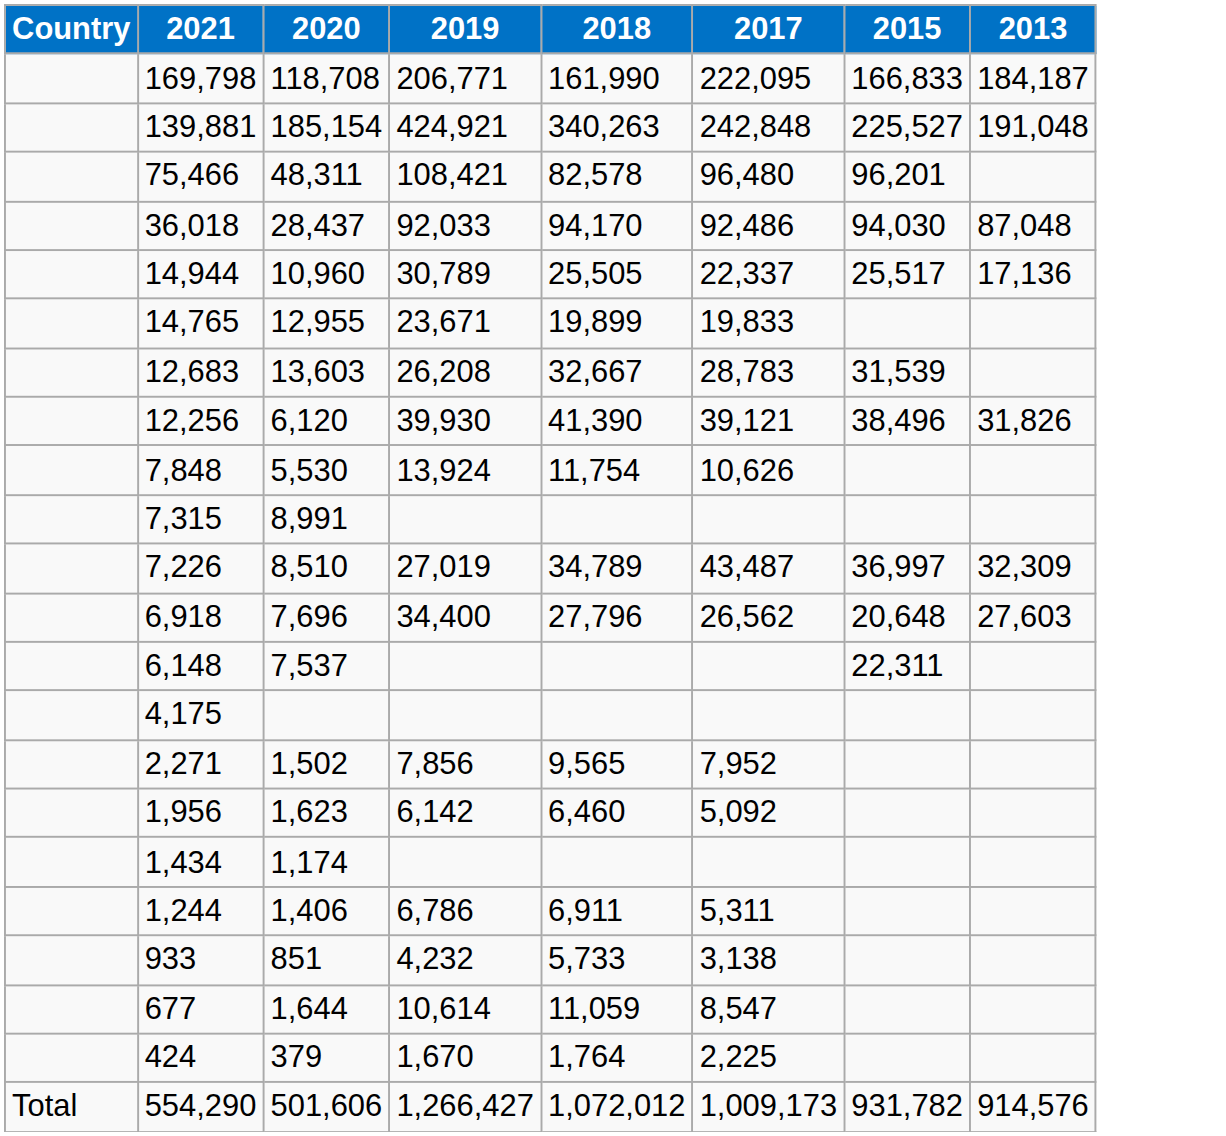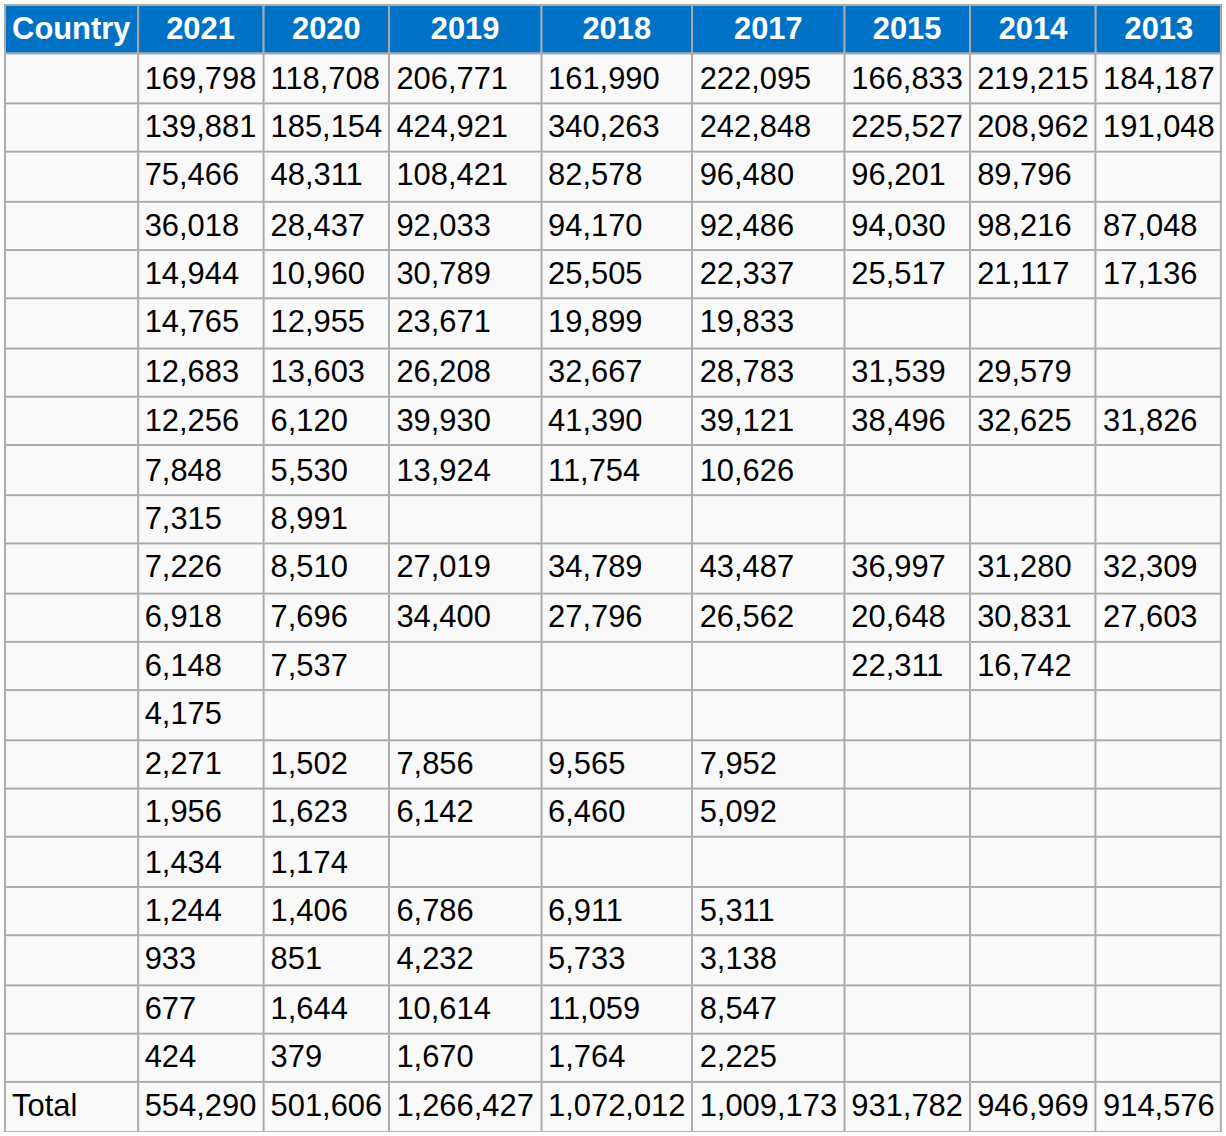+ column: (1033, 28)
